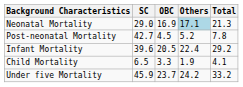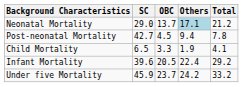(167, 24) 16.9 -> (167, 24) 13.7
(222, 24) 21.3 -> (222, 24) 21.2
(187, 37) 5.2 -> (187, 37) 9.4
rows swapped: (44, 50) <-> (42, 62)
